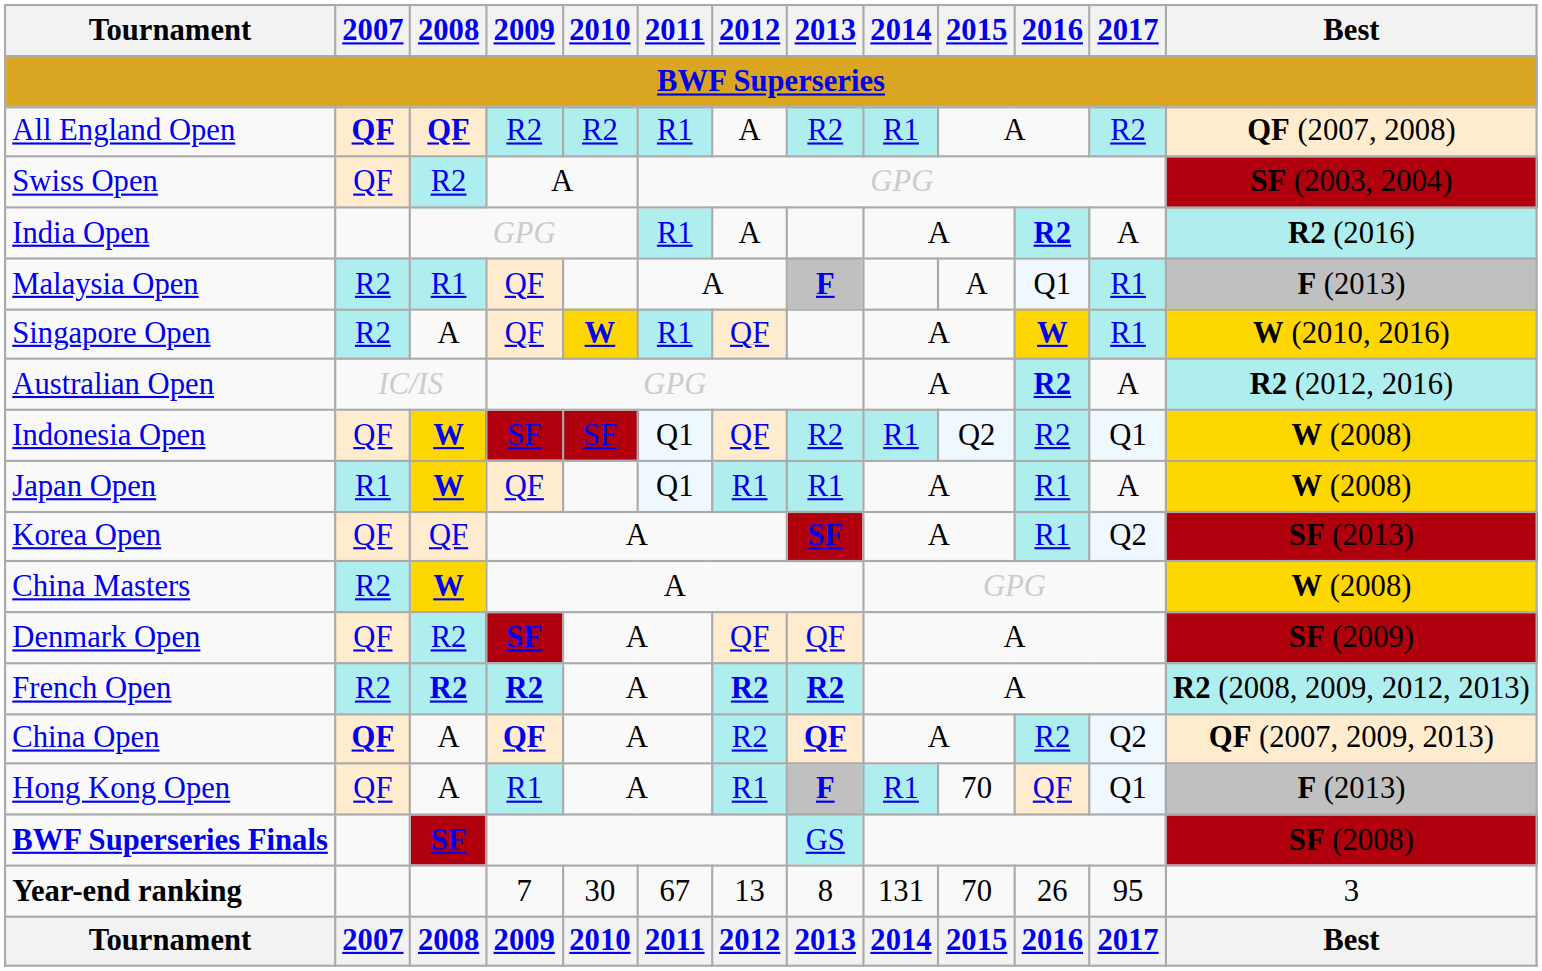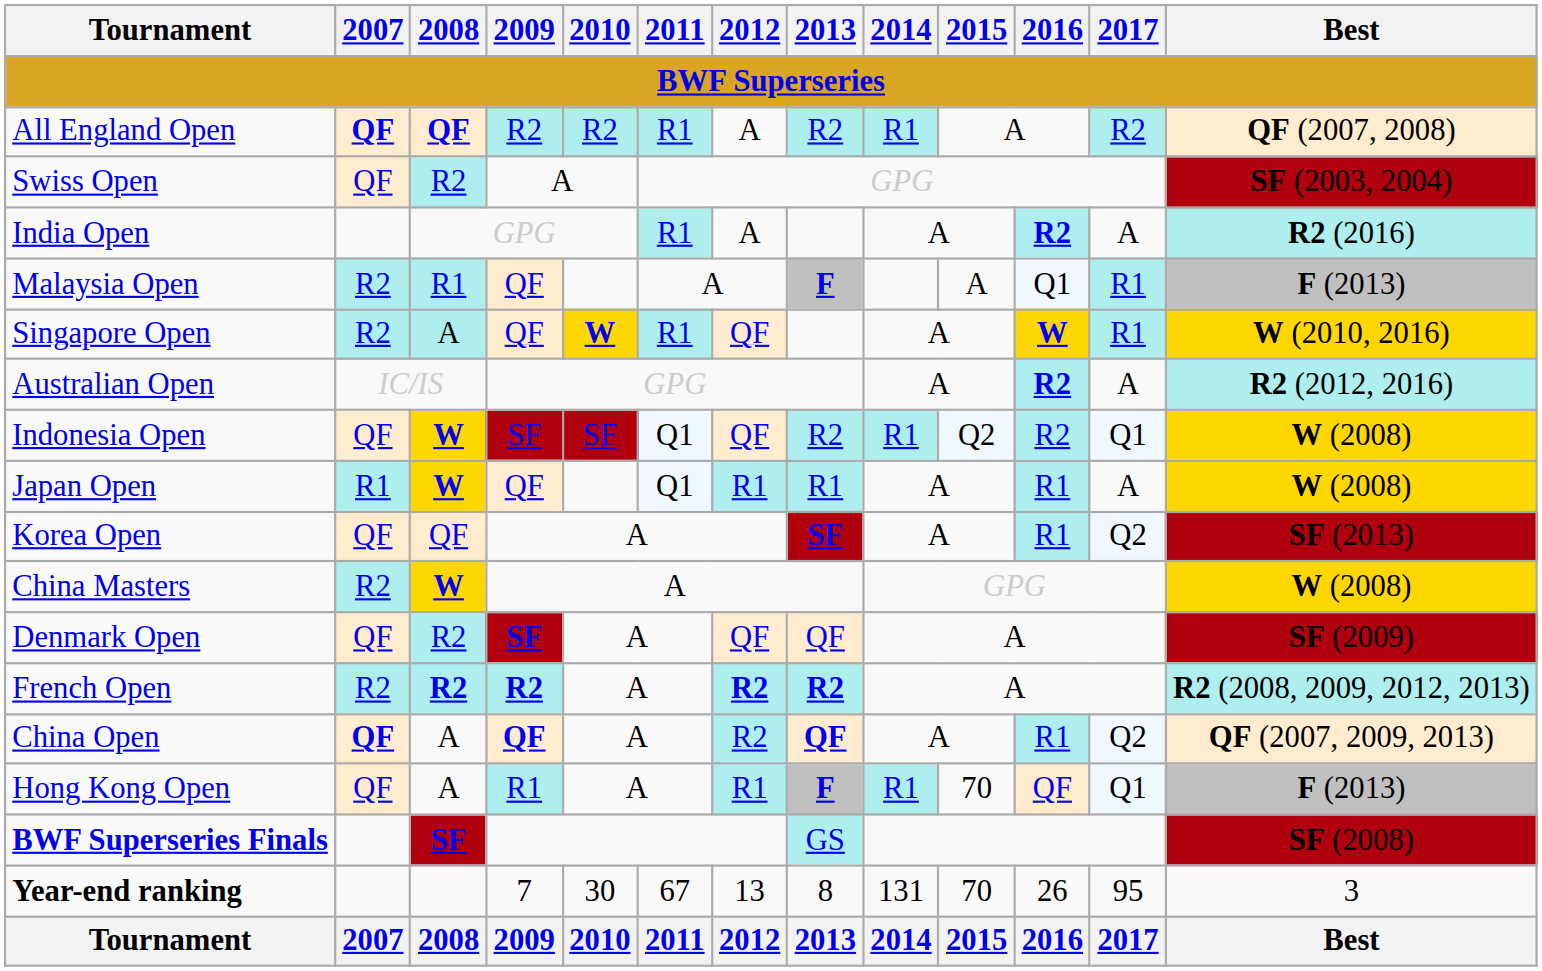(449, 333) no background -> (449, 333) paleturquoise background
(1052, 738) R2 -> (1052, 738) R1
